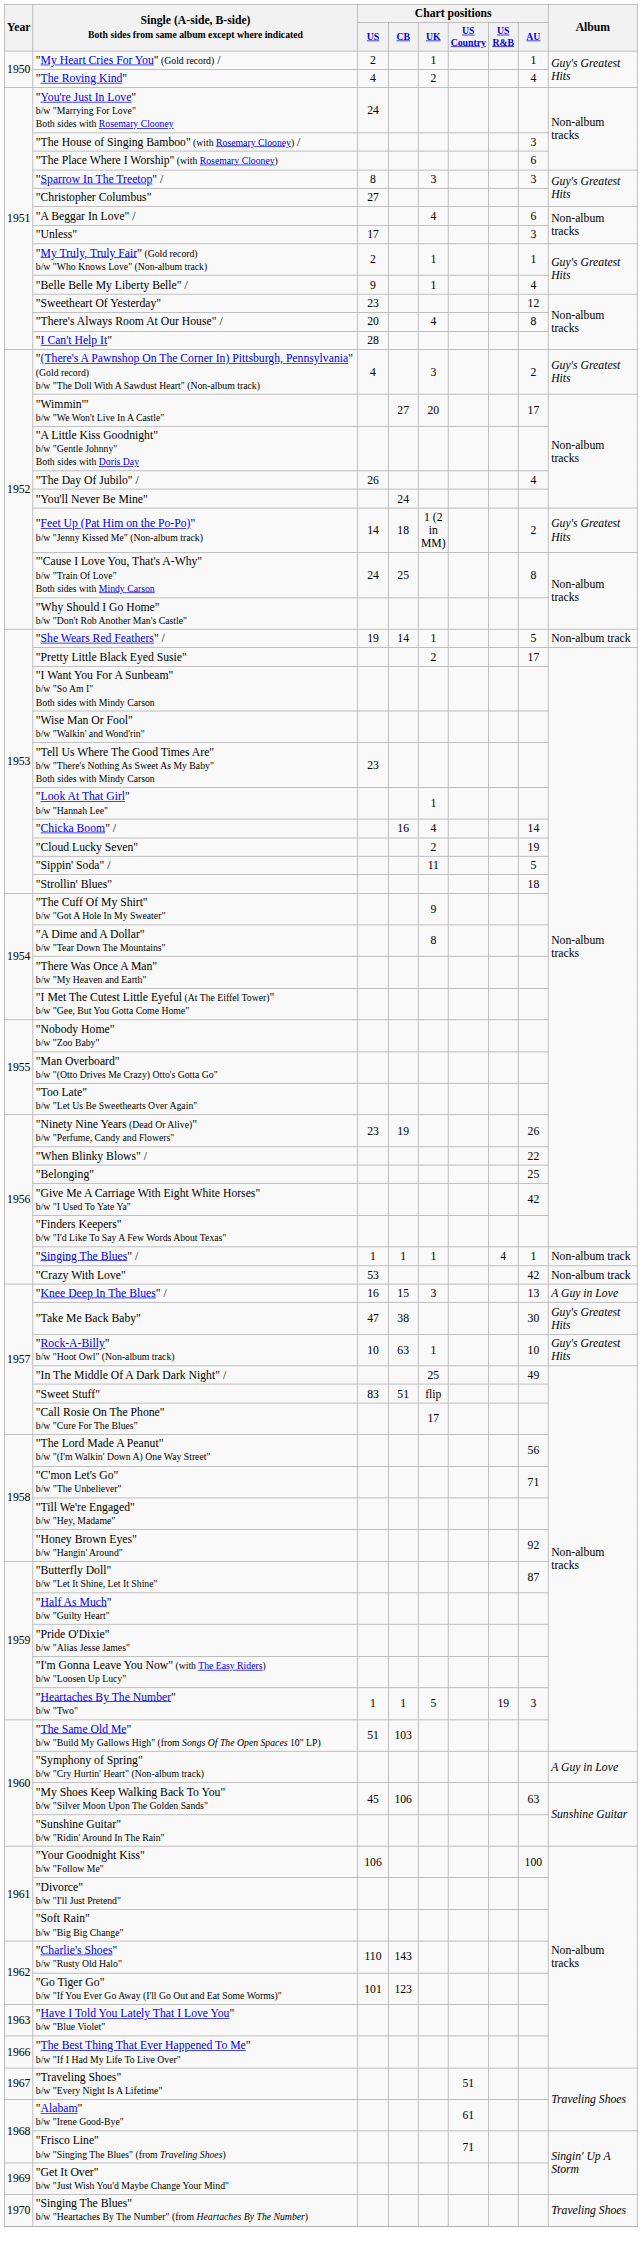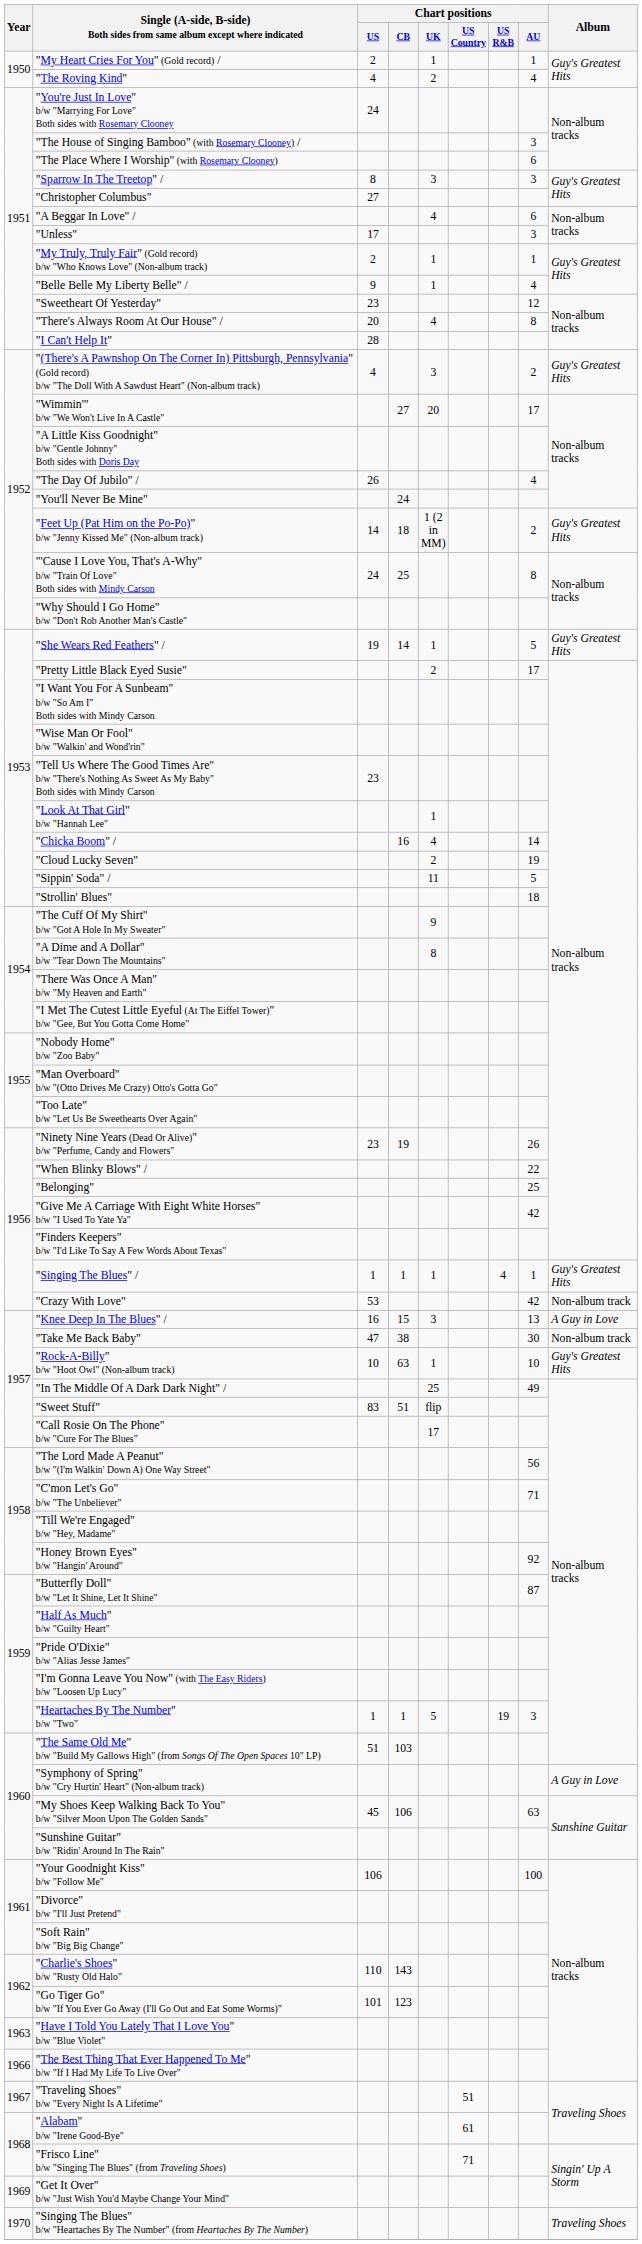(591, 638) Non-album track -> (586, 645) Guy's Greatest Hits
(591, 1256) Non-album track -> (586, 1276) Guy's Greatest Hits
(586, 1318) Guy's Greatest Hits -> (591, 1338) Non-album track
